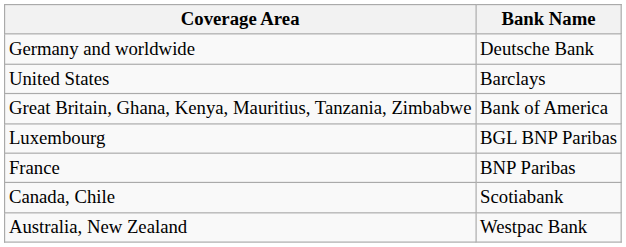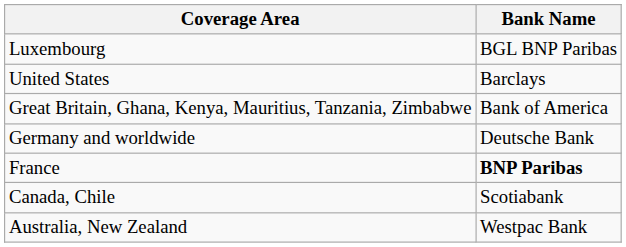rows swapped: (102, 49) <-> (57, 138)
(528, 167) normal -> (531, 167) bold
